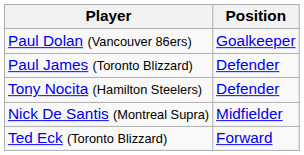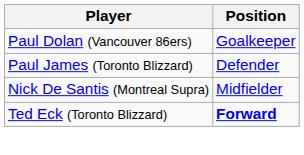- row: (105, 89)
(244, 138) normal -> (246, 114) bold
